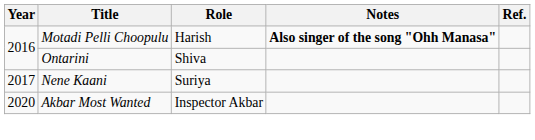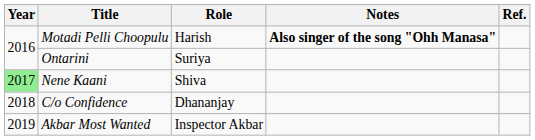(190, 59) Shiva -> (193, 59) Suriya
(21, 80) no background -> (21, 80) lightgreen background
(193, 80) Suriya -> (190, 80) Shiva
+ row: (84, 102)
(21, 102) 2020 -> (21, 124) 2019
